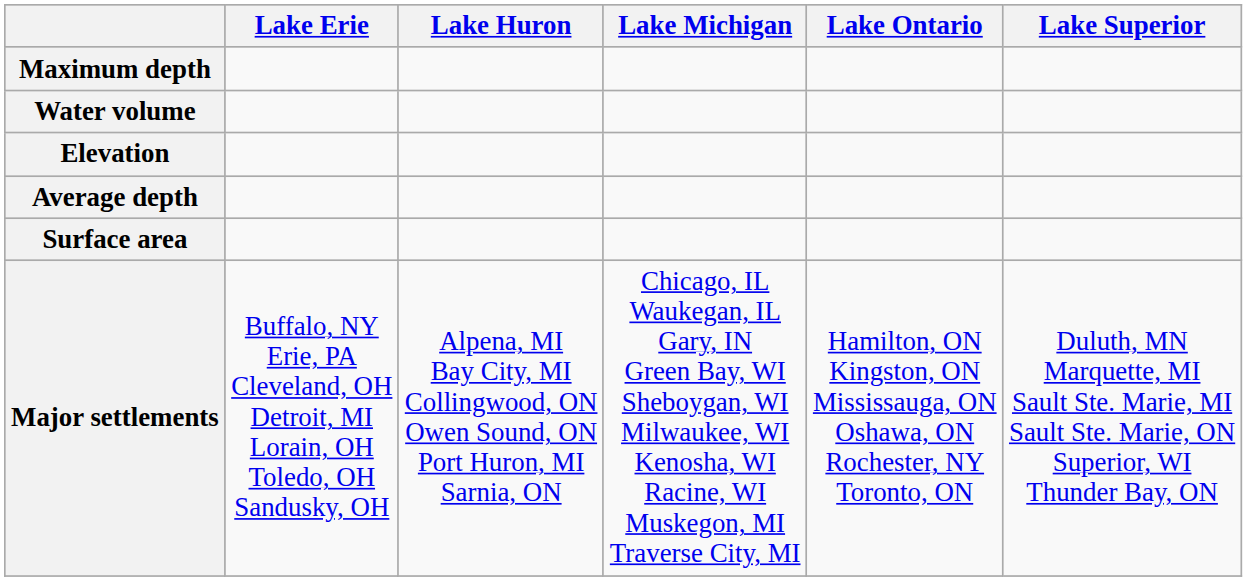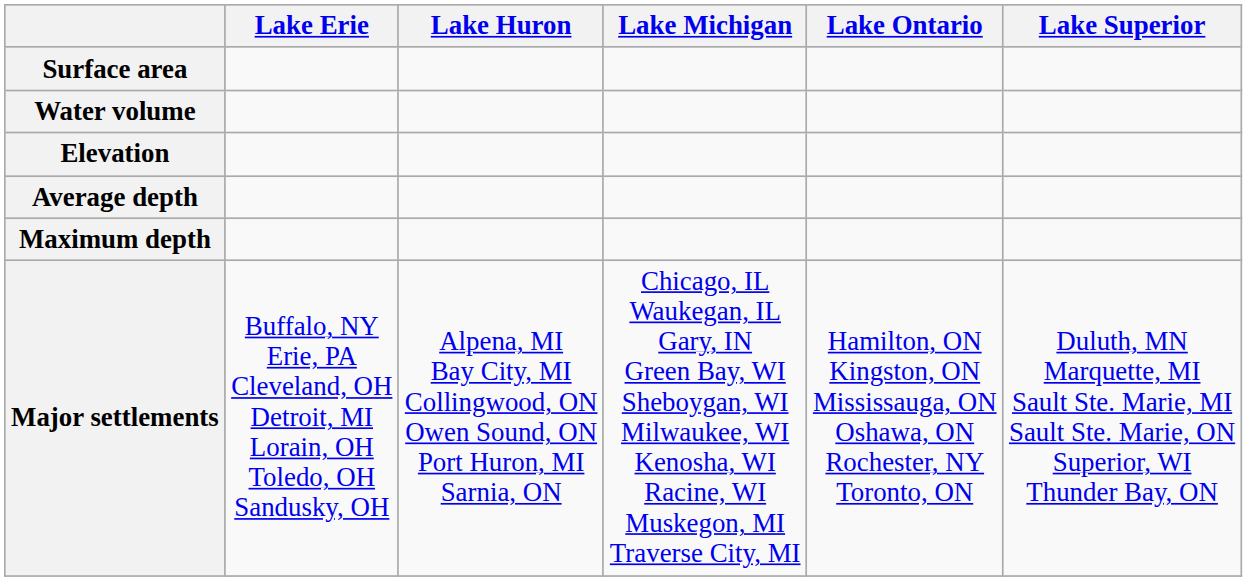rows swapped: (115, 238) <-> (115, 68)
